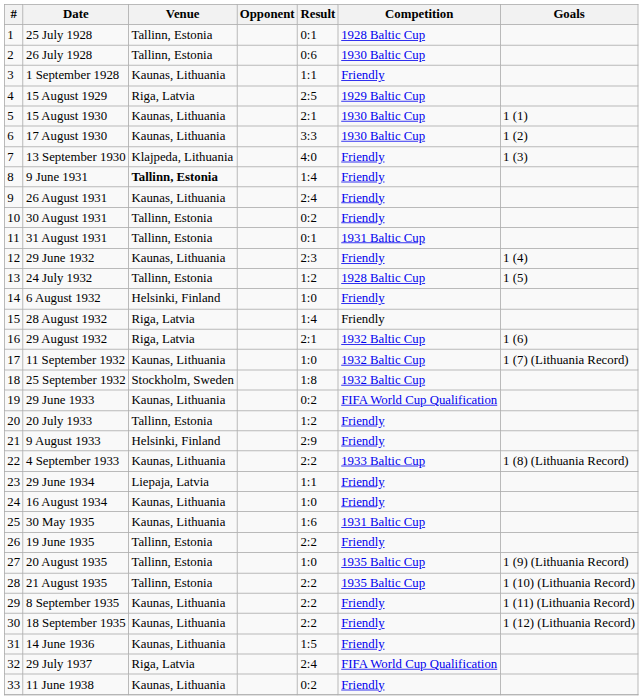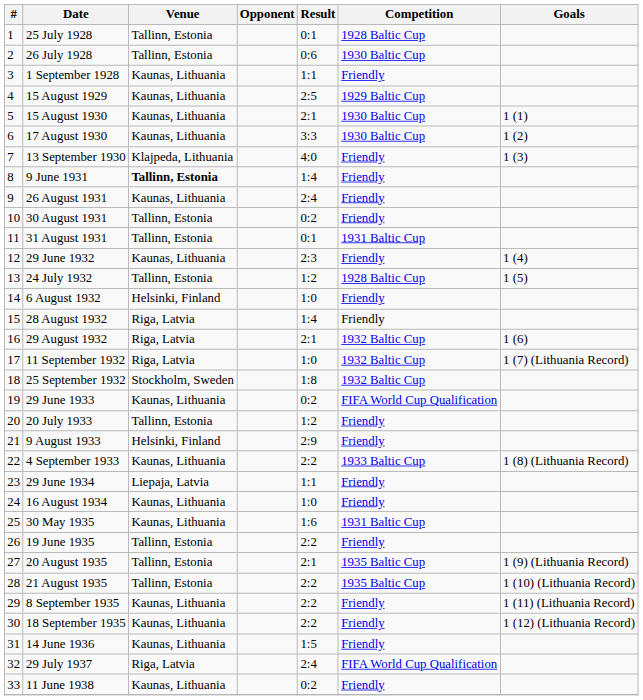(163, 95) Riga, Latvia -> (178, 95) Kaunas, Lithuania
(178, 359) Kaunas, Lithuania -> (163, 359) Riga, Latvia
(309, 562) 1:0 -> (309, 562) 2:1
